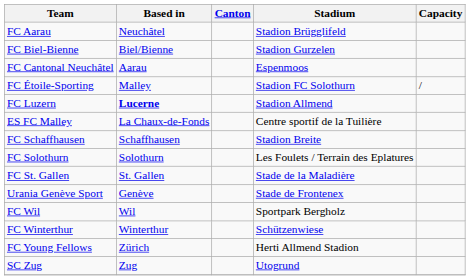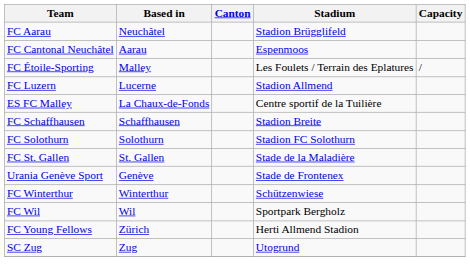- row: (43, 49)
(305, 85) Stadion FC Solothurn -> (335, 67) Les Foulets / Terrain des Eplatures
(139, 103) bold -> (137, 85) normal
(335, 157) Les Foulets / Terrain des Eplatures -> (305, 139) Stadion FC Solothurn
rows swapped: (24, 211) <-> (40, 229)
